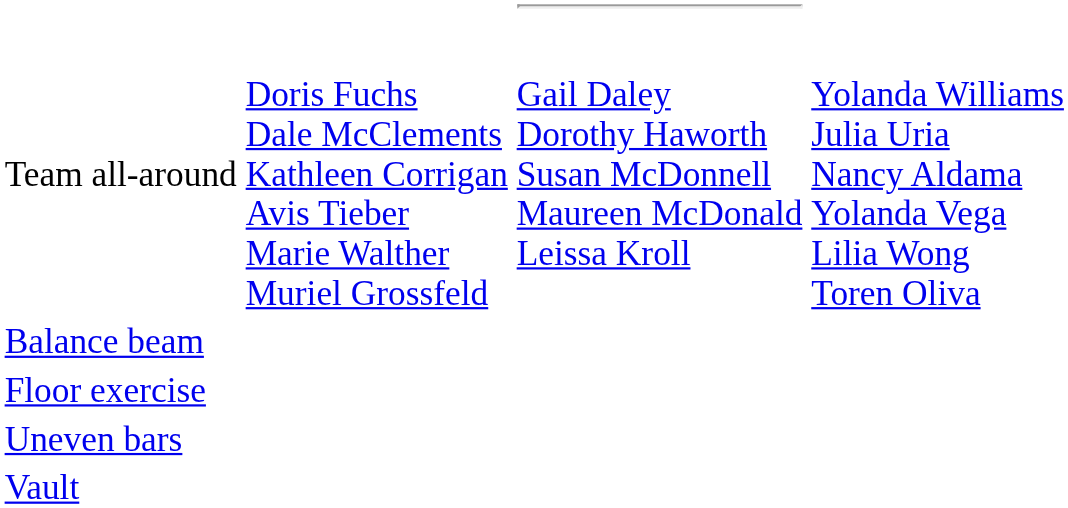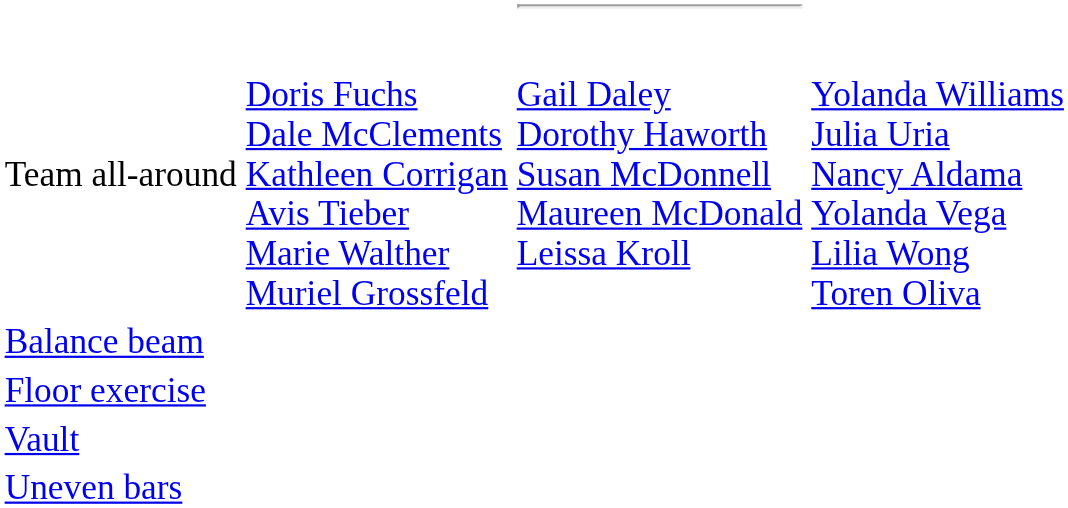rows swapped: (93, 439) <-> (42, 487)
